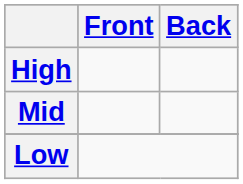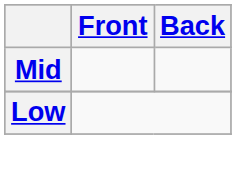- row: (41, 69)
